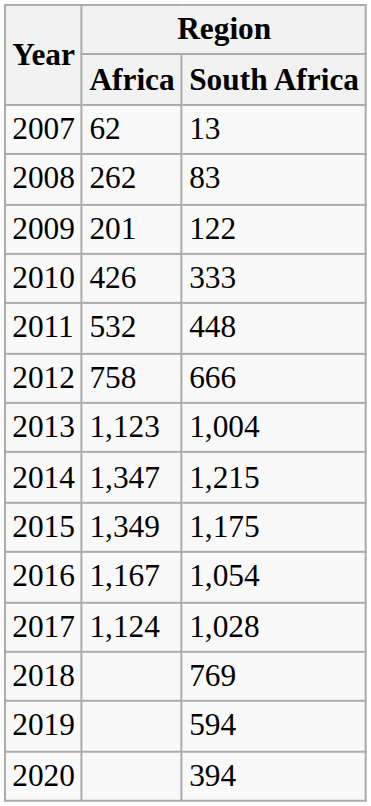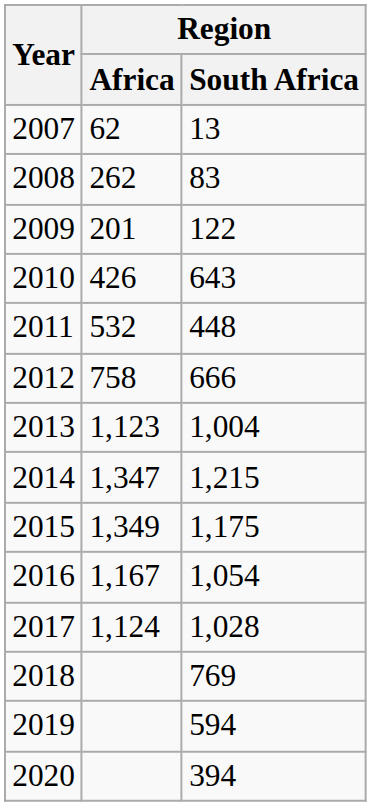(213, 278) 333 -> (213, 278) 643
